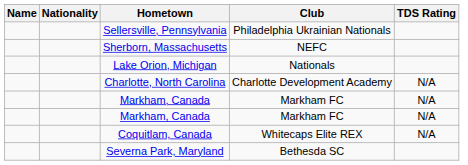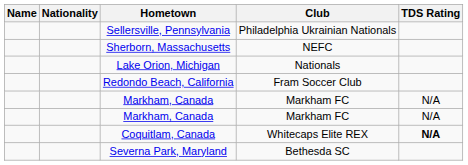+ row: (168, 83)
- row: (165, 83)
(427, 134) normal -> (431, 134) bold
